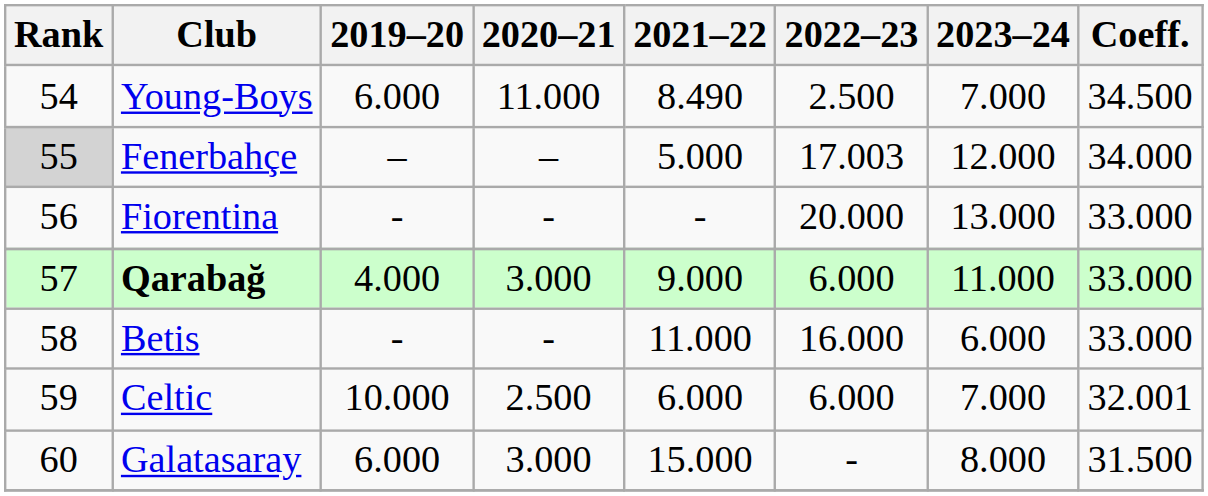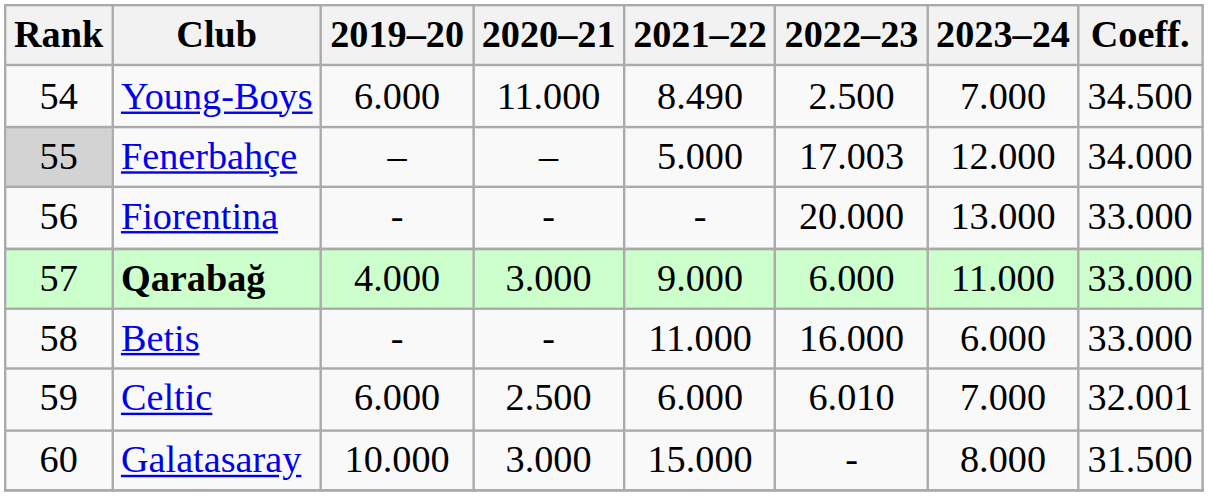(397, 398) 10.000 -> (397, 398) 6.000
(852, 398) 6.000 -> (852, 398) 6.010
(397, 459) 6.000 -> (397, 459) 10.000
